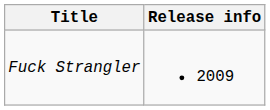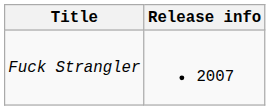(205, 77) 2009 -> (205, 77) 2007
